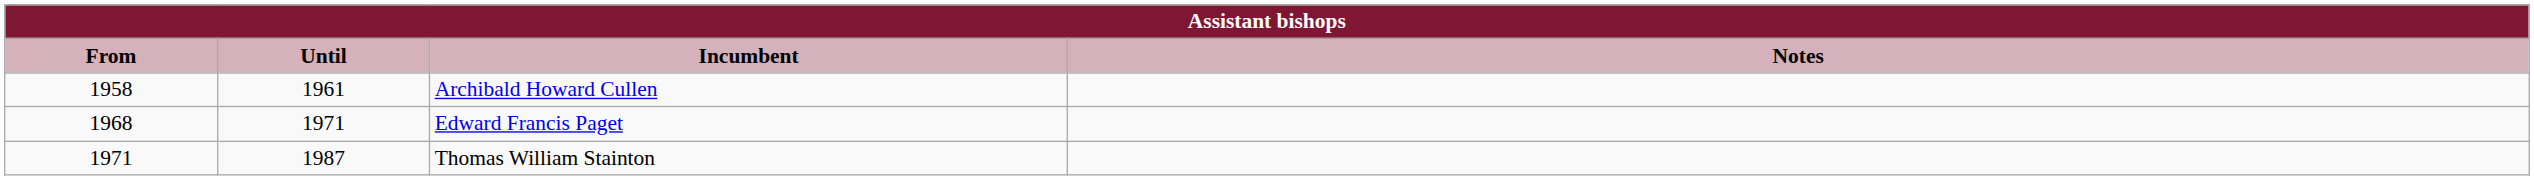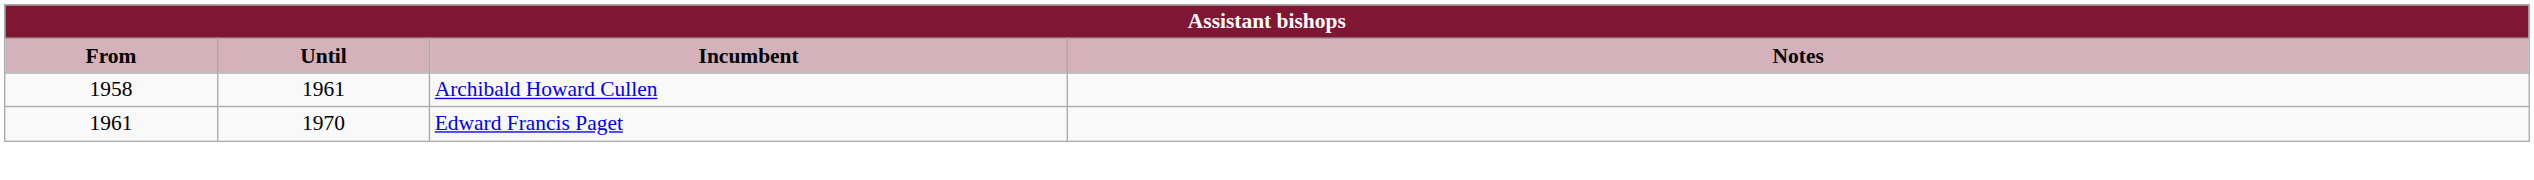(111, 123) 1968 -> (111, 123) 1961
(324, 123) 1971 -> (324, 123) 1970
- row: (545, 157)
